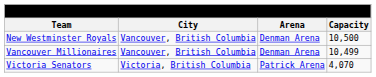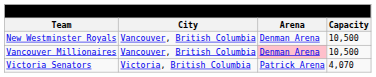(290, 52) no background -> (290, 52) pink background
(344, 52) 10,499 -> (344, 52) 10,500
